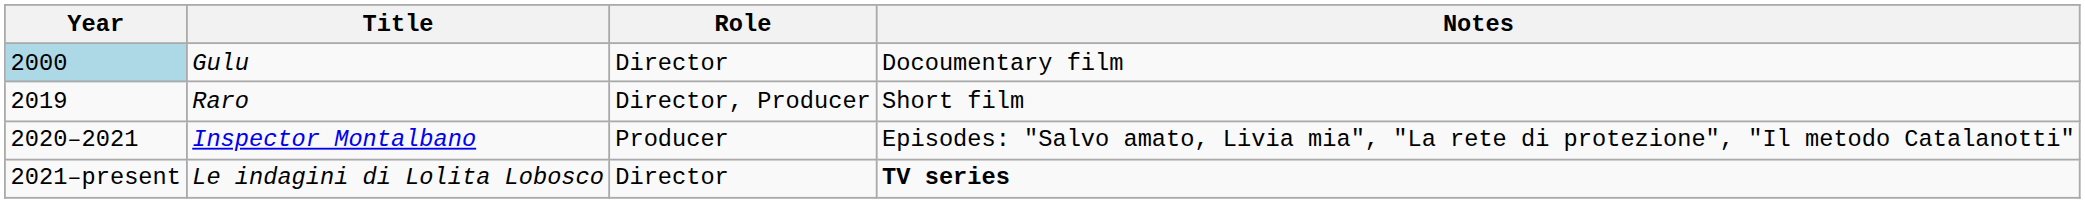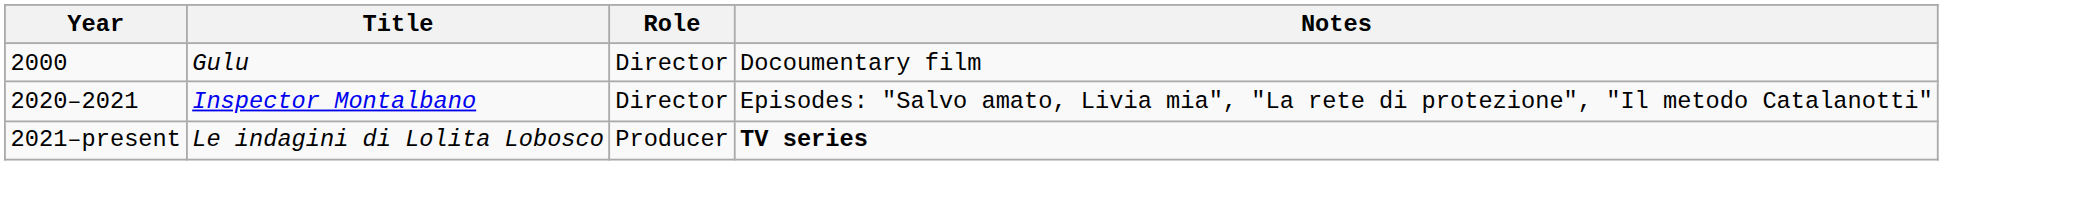(39, 63) lightblue background -> (39, 63) no background
- row: (221, 101)
(672, 140) Producer -> (672, 101) Director
(672, 178) Director -> (672, 140) Producer
